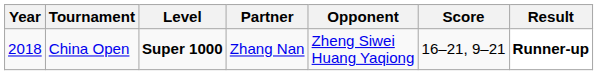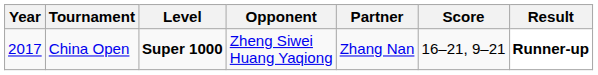columns swapped: (267, 17) <-> (363, 17)
(25, 49) 2018 -> (25, 49) 2017
